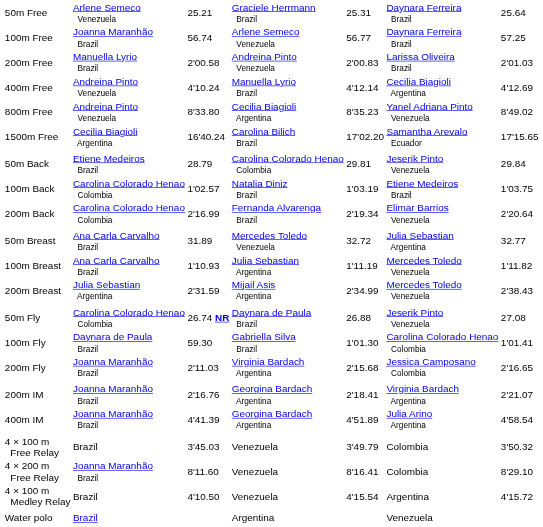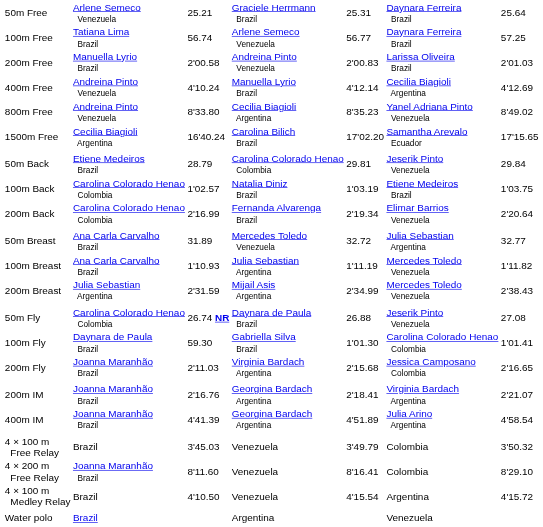(113, 38) Joanna Maranhão Brazil -> (101, 38) Tatiana Lima Brazil
